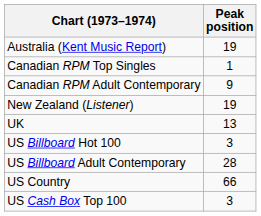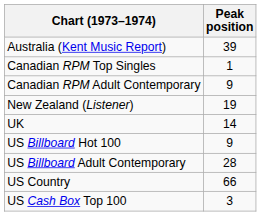(230, 47) 19 -> (230, 47) 39
(230, 124) 13 -> (230, 124) 14
(230, 143) 3 -> (230, 143) 9
